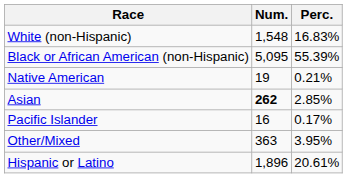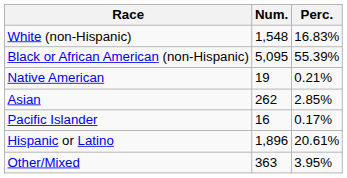(266, 99) bold -> (266, 99) normal
rows swapped: (44, 141) <-> (61, 162)
